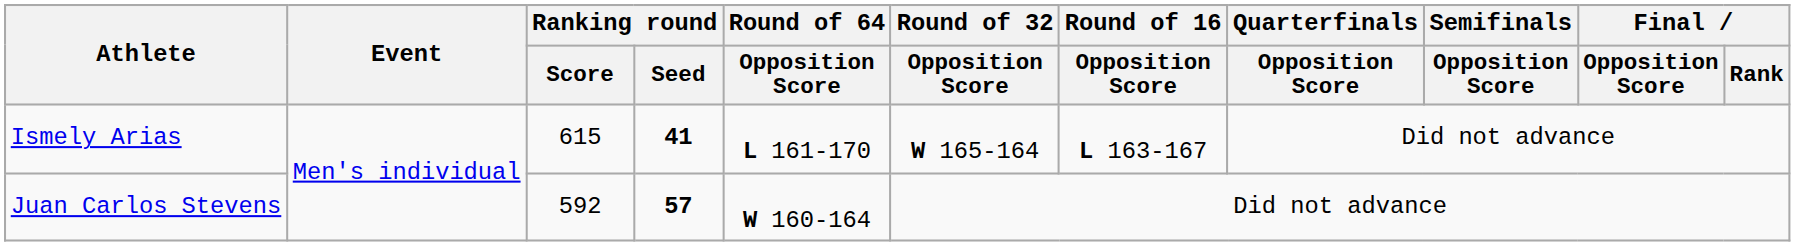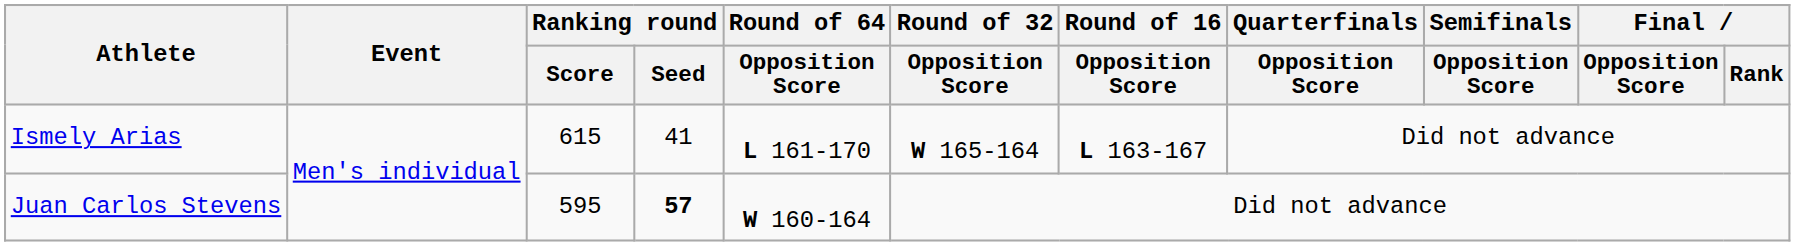(678, 139) bold -> (678, 139) normal
(580, 207) 592 -> (580, 207) 595
